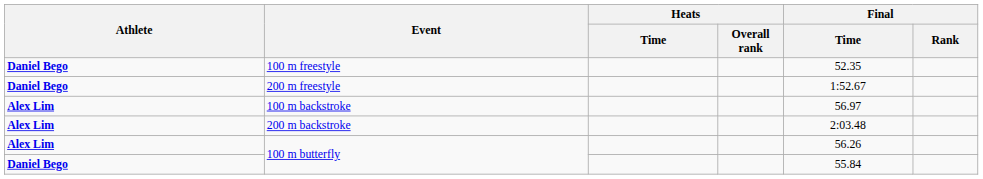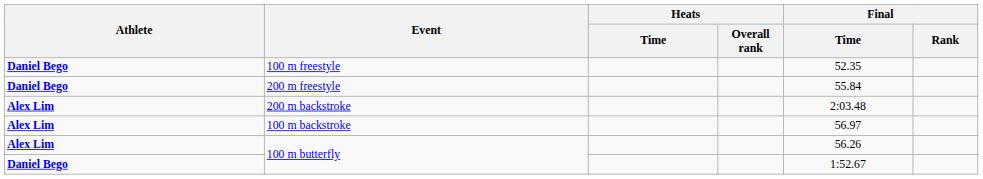(848, 86) 1:52.67 -> (848, 86) 55.84
rows swapped: (31, 106) <-> (31, 125)
(848, 164) 55.84 -> (848, 164) 1:52.67
